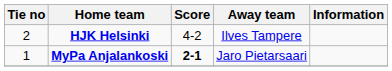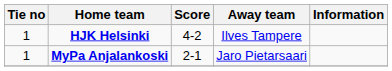(26, 35) 2 -> (26, 35) 1
(192, 55) bold -> (192, 55) normal
